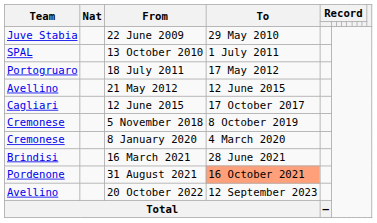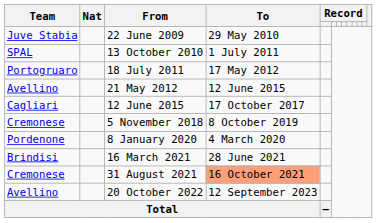(36, 140) Cremonese -> (36, 140) Pordenone
(36, 175) Pordenone -> (36, 175) Cremonese
